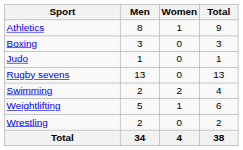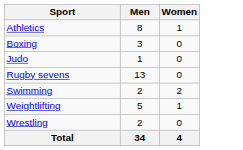- column: (219, 12)
